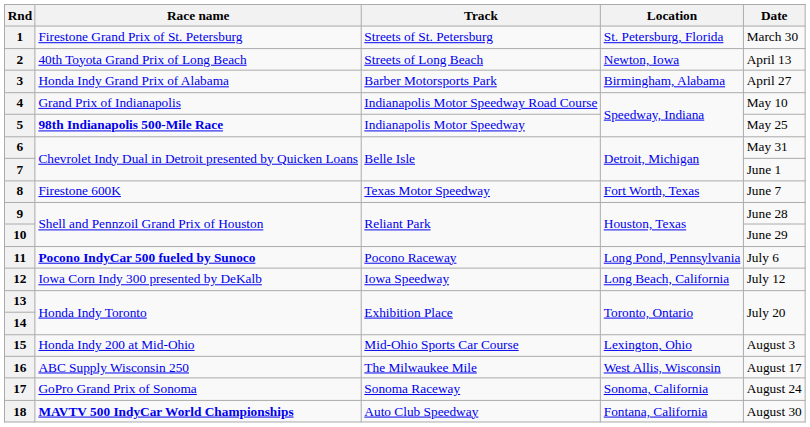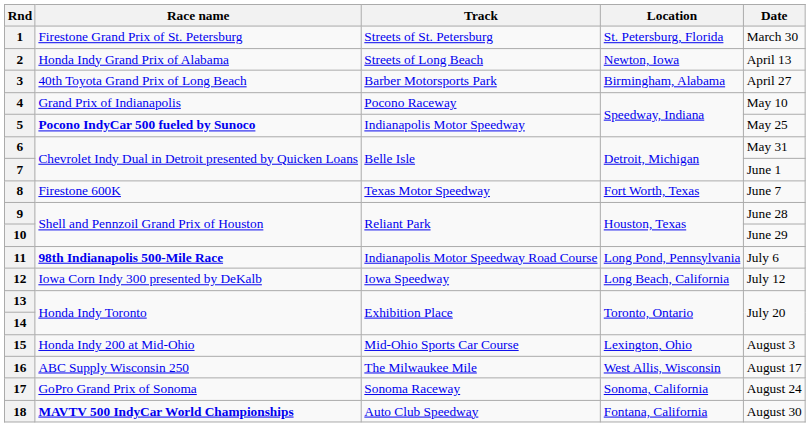(143, 59) 40th Toyota Grand Prix of Long Beach -> (134, 59) Honda Indy Grand Prix of Alabama
(134, 81) Honda Indy Grand Prix of Alabama -> (143, 81) 40th Toyota Grand Prix of Long Beach
(481, 103) Indianapolis Motor Speedway Road Course -> (410, 103) Pocono Raceway
(131, 125) 98th Indianapolis 500-Mile Race -> (147, 125) Pocono IndyCar 500 fueled by Sunoco
(147, 256) Pocono IndyCar 500 fueled by Sunoco -> (131, 256) 98th Indianapolis 500-Mile Race
(410, 256) Pocono Raceway -> (481, 256) Indianapolis Motor Speedway Road Course
